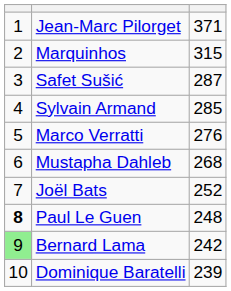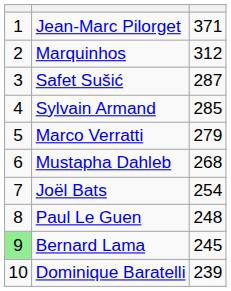(208, 53) 315 -> (208, 53) 312
(208, 135) 276 -> (208, 135) 279
(208, 190) 252 -> (208, 190) 254
(18, 218) bold -> (18, 218) normal
(208, 245) 242 -> (208, 245) 245
